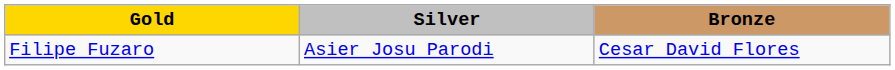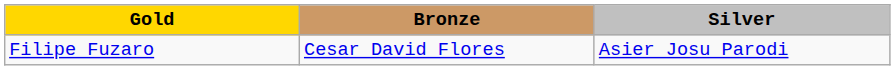columns swapped: (447, 20) <-> (742, 20)
